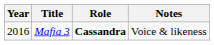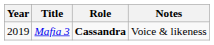(18, 31) 2016 -> (18, 31) 2019
